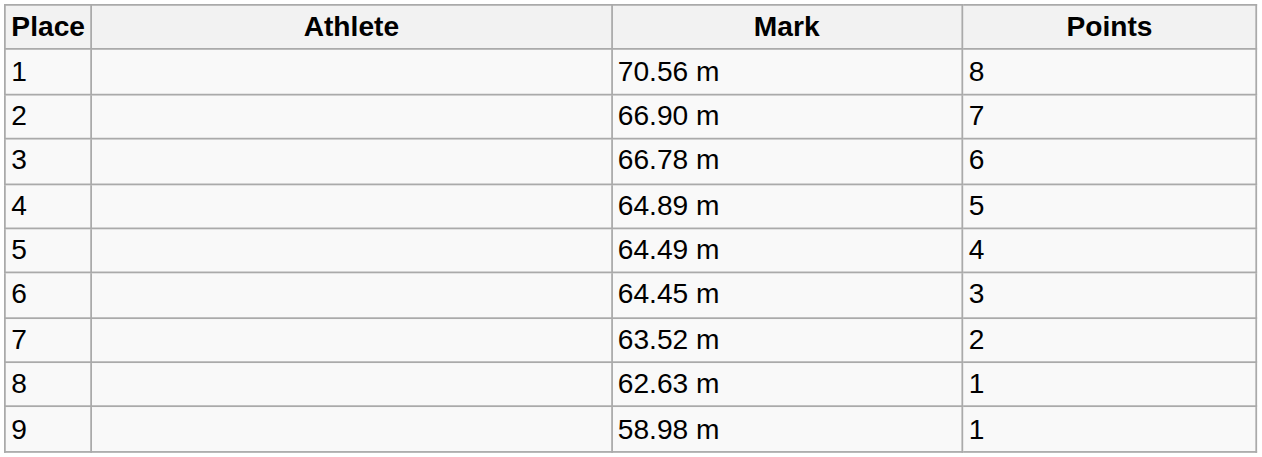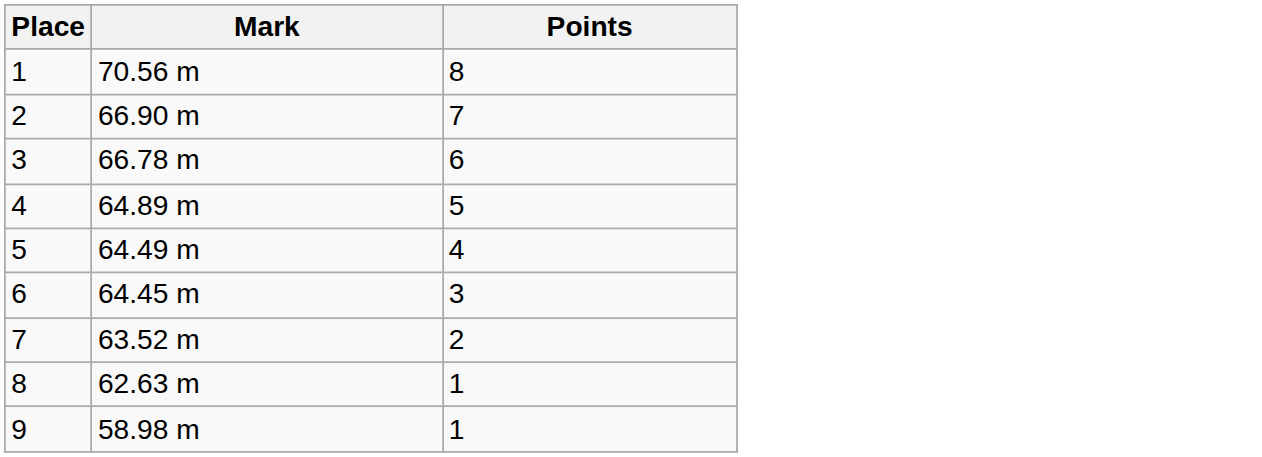- column: (351, 26)
